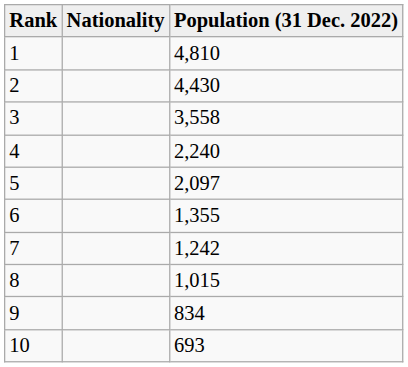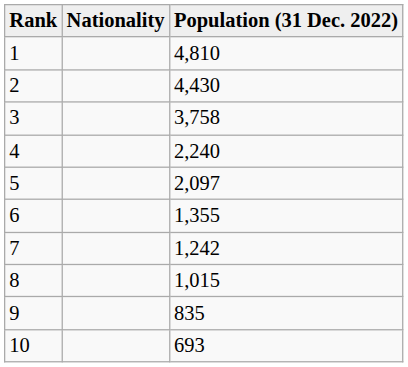(197, 118) 3,558 -> (197, 118) 3,758
(189, 313) 834 -> (189, 313) 835
